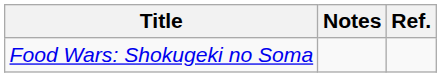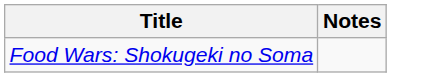- column: (411, 21)
